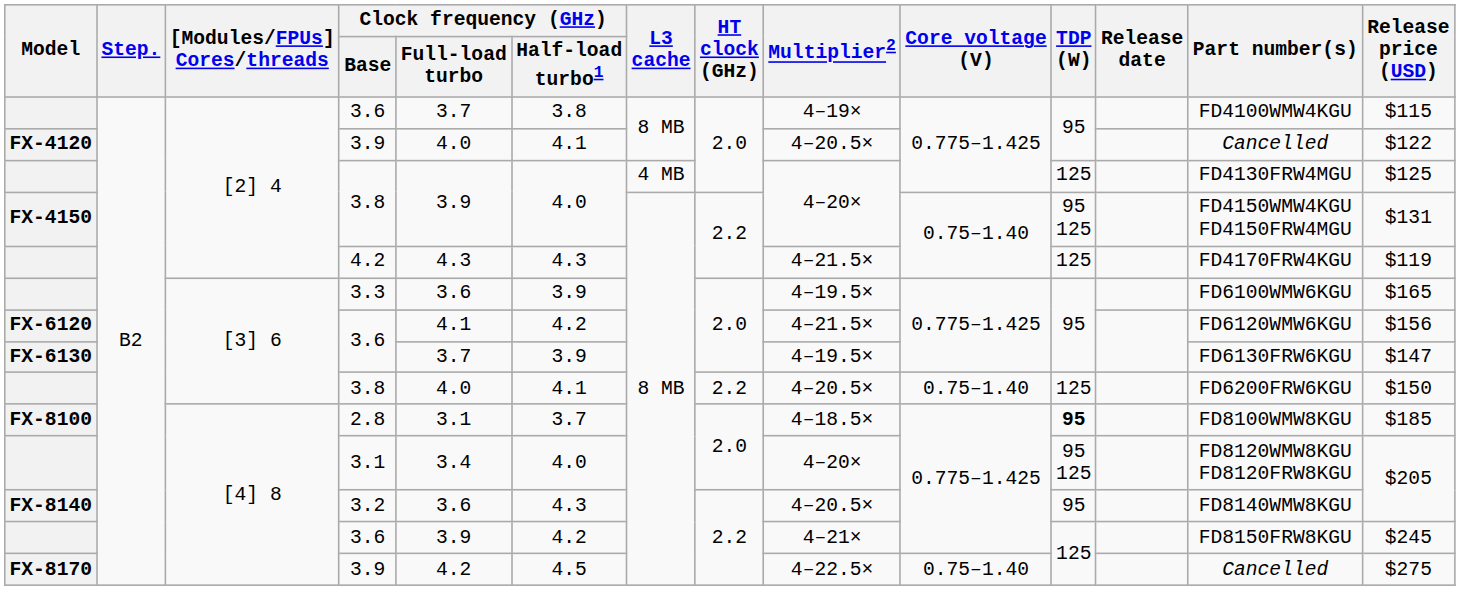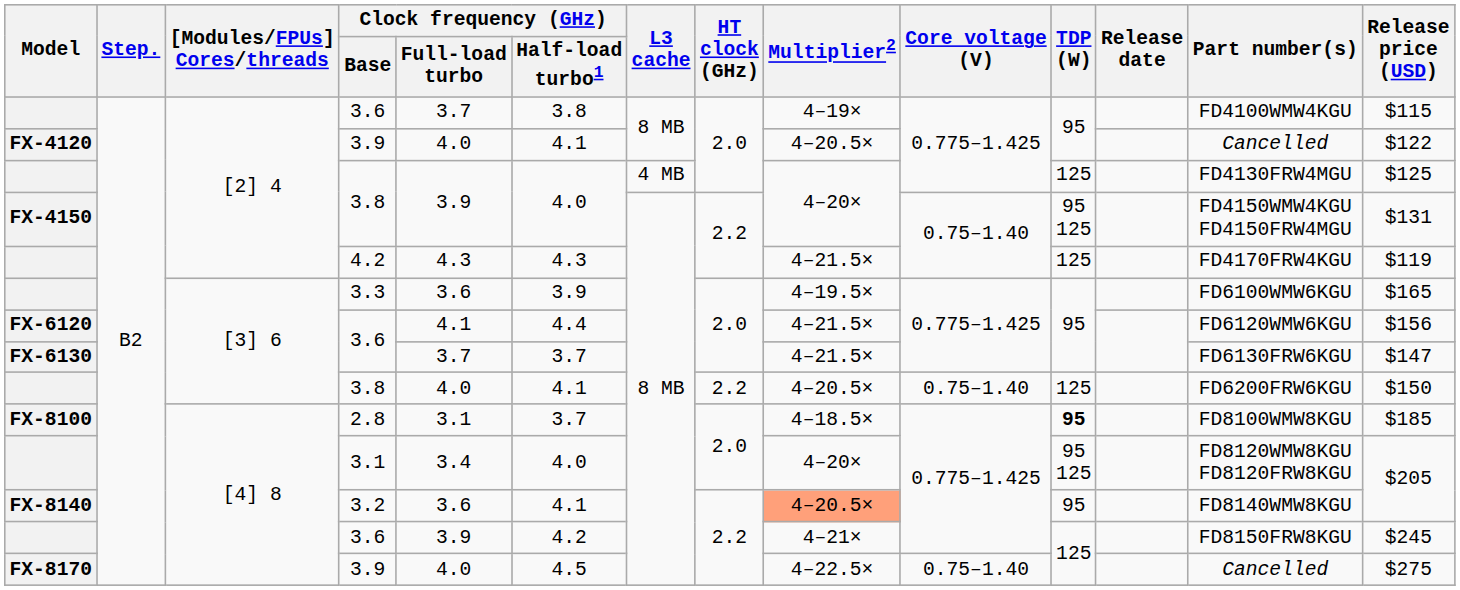(569, 326) 4.2 -> (569, 326) 4.4
(569, 357) 3.9 -> (569, 357) 3.7
(832, 357) 4–19.5× -> (832, 357) 4–21.5×
(569, 506) 4.3 -> (569, 506) 4.1
(832, 506) no background -> (832, 506) lightsalmon background
(454, 570) 4.2 -> (454, 570) 4.0
